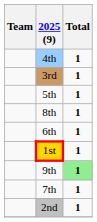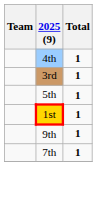- row: (49, 113)
- row: (49, 131)
(78, 170) lightgreen background -> (78, 134) no background
- row: (49, 207)
